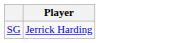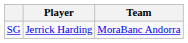+ column: (139, 13)
